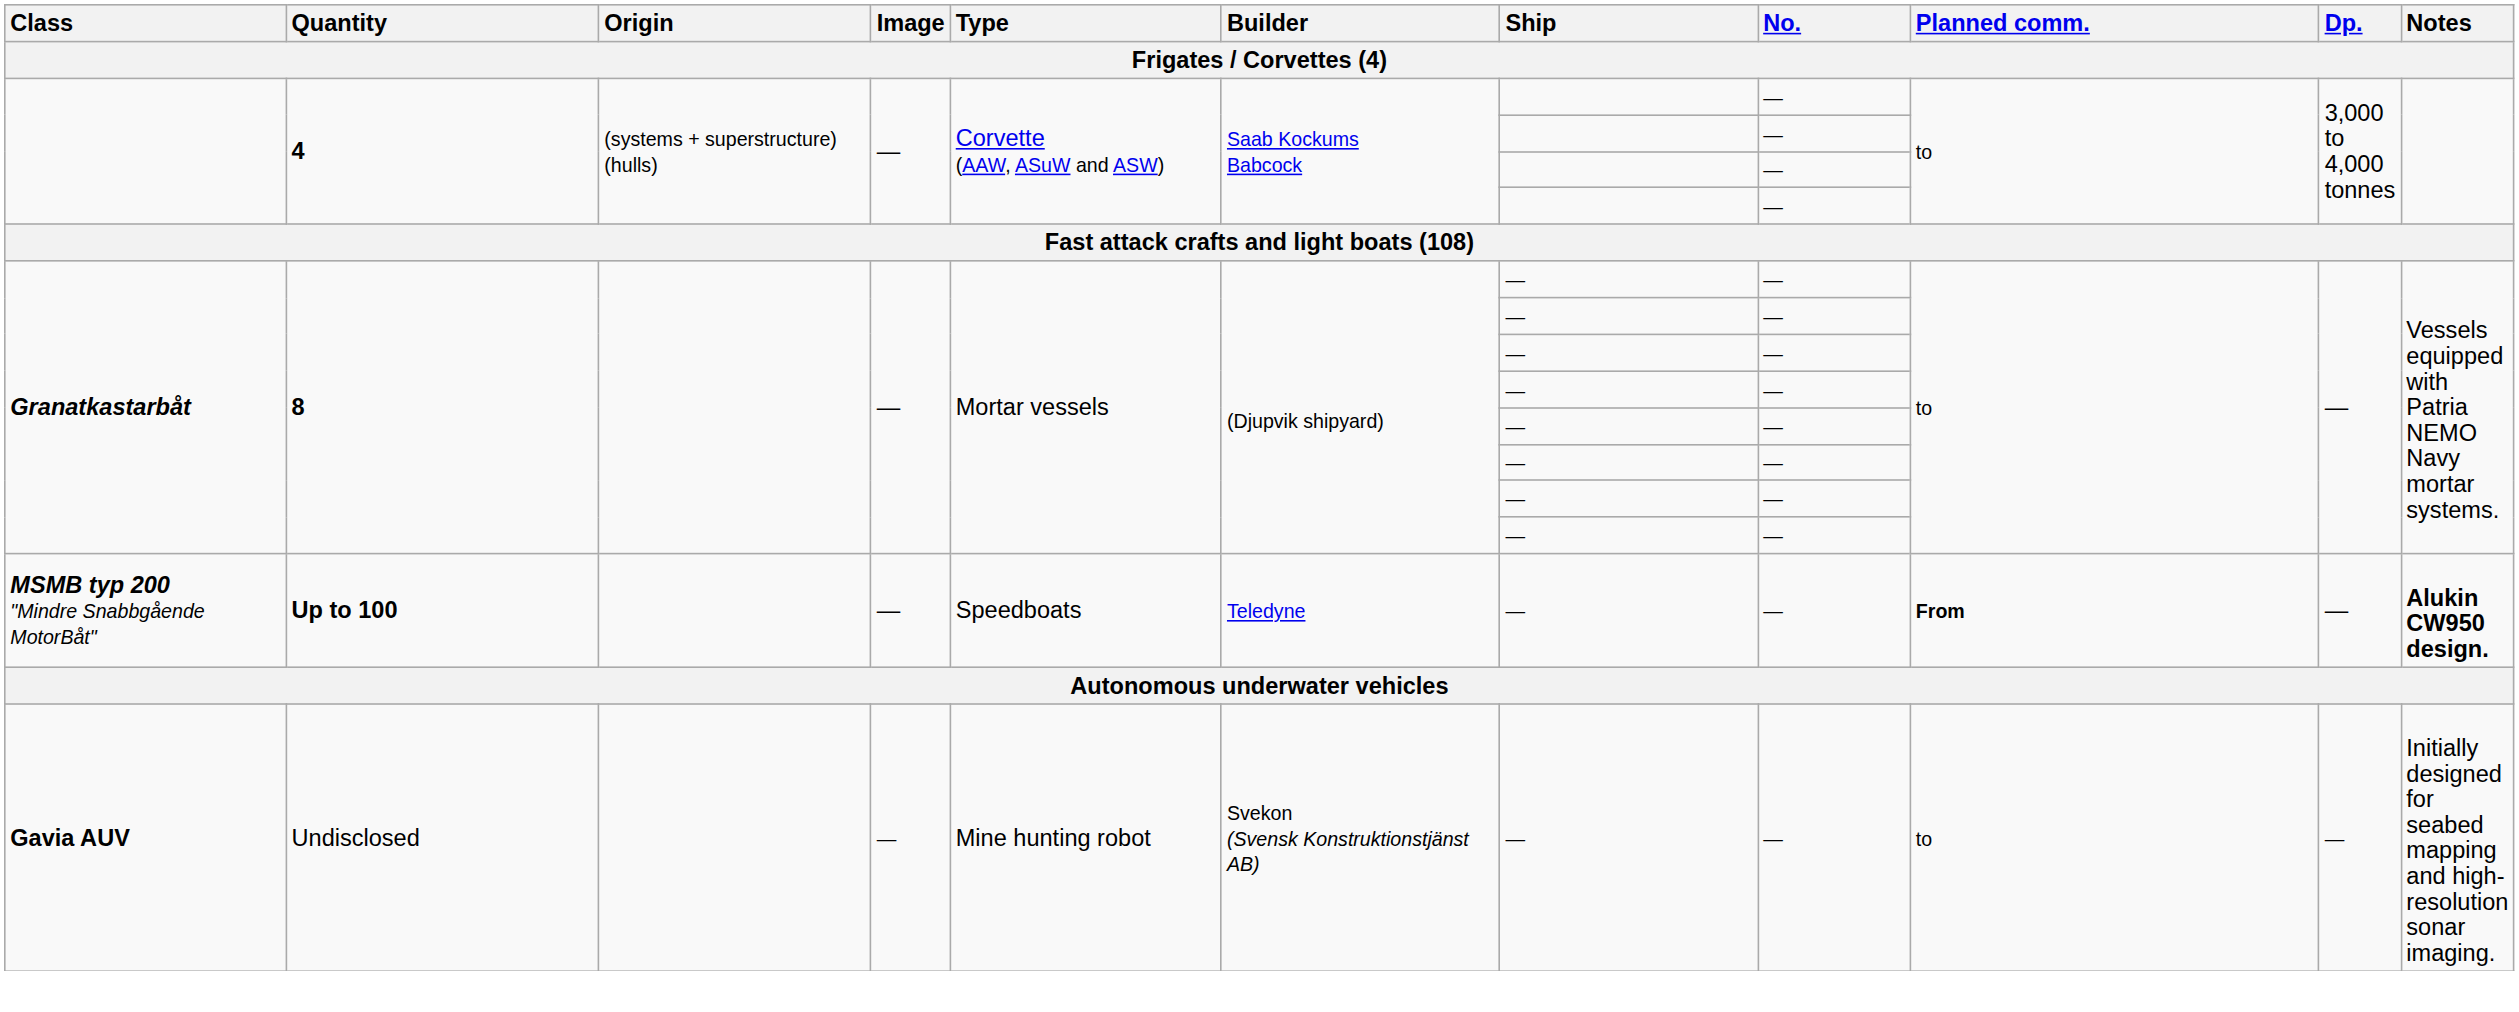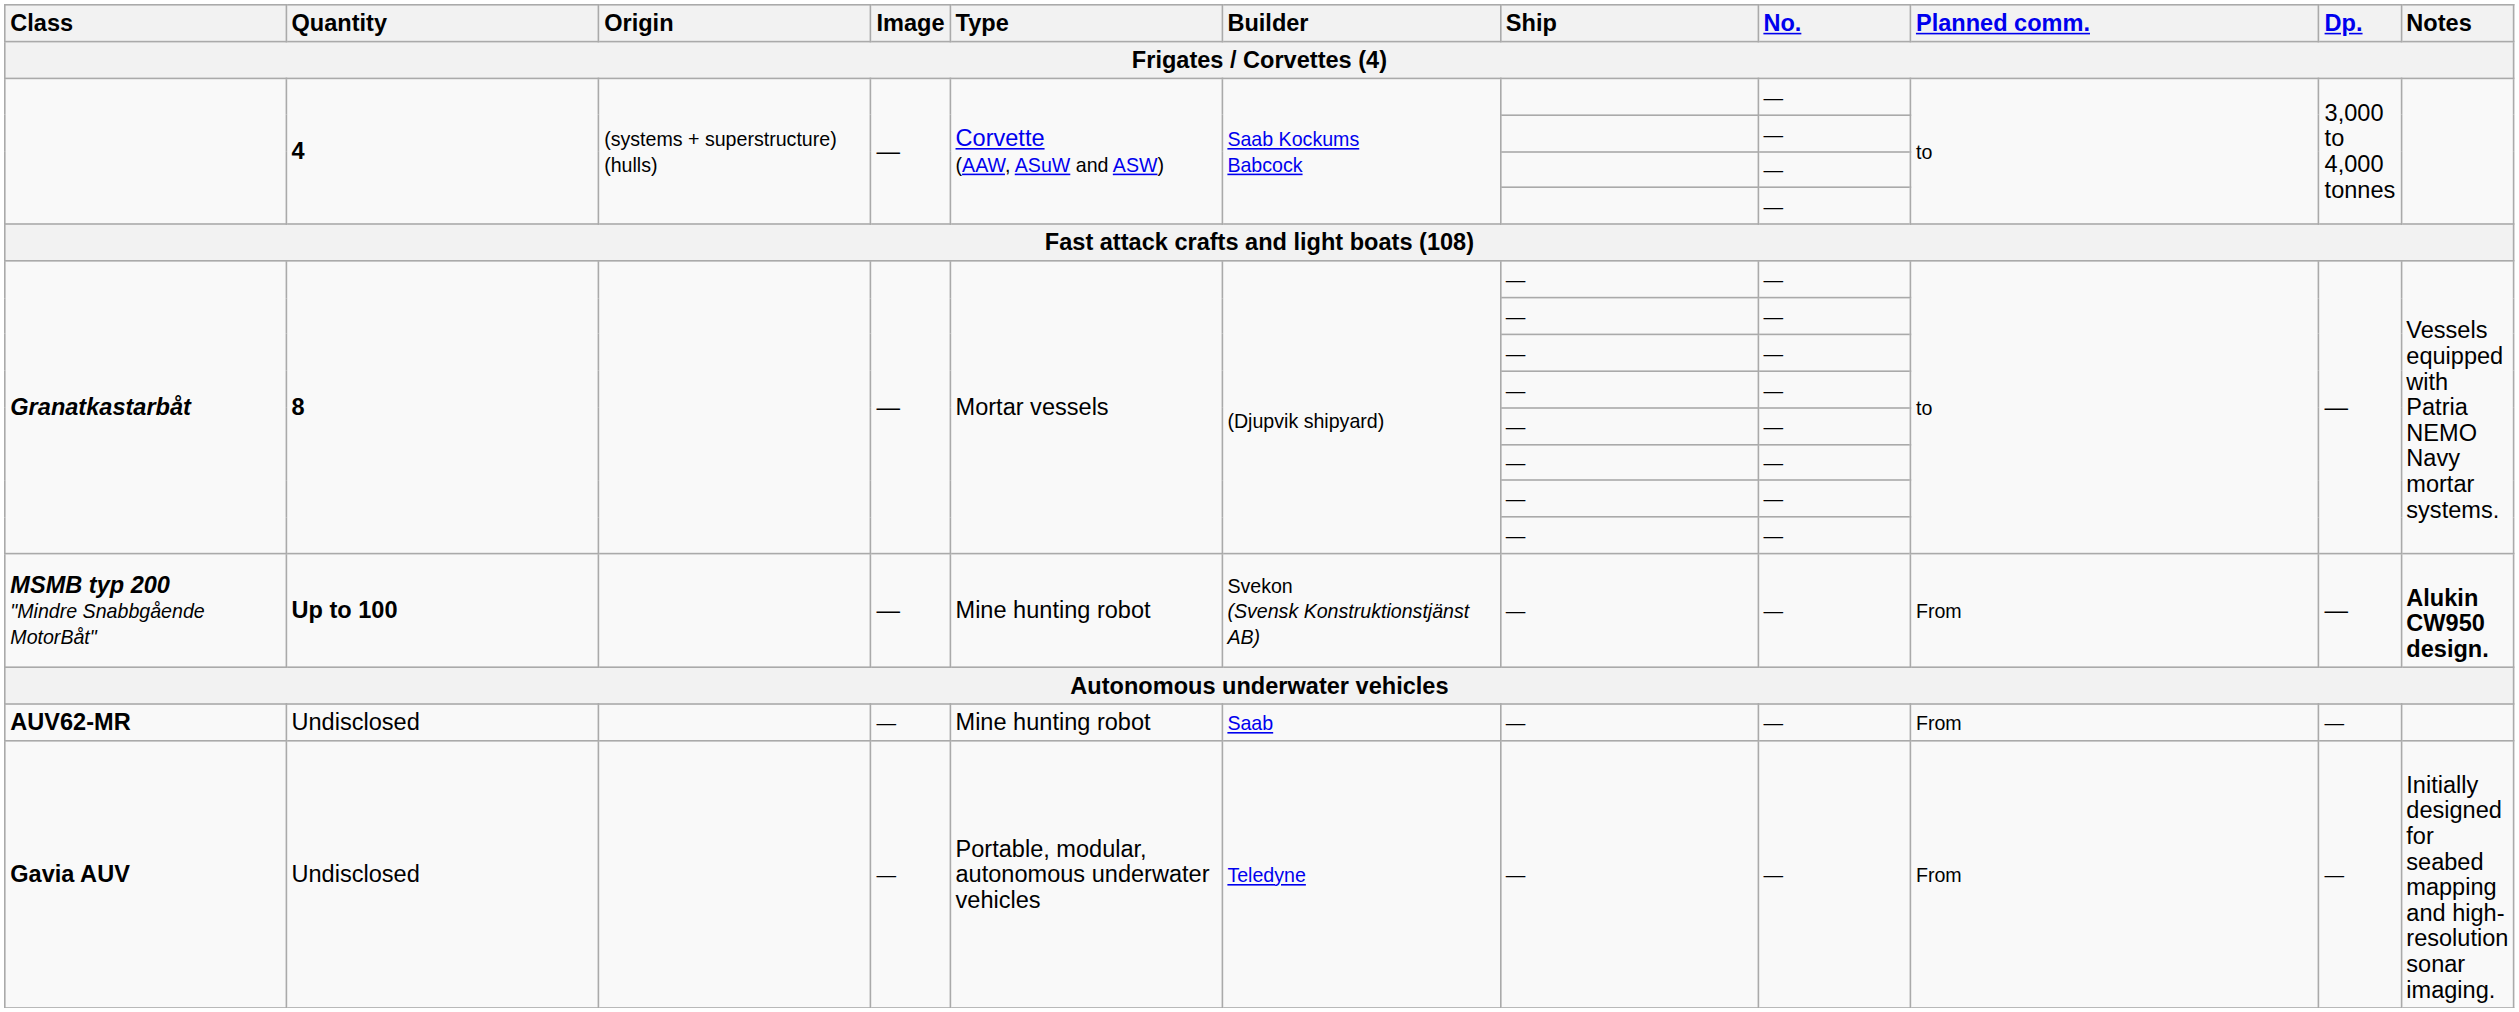(1019, 610) Speedboats -> (1053, 610) Mine hunting robot
(1266, 612) Teledyne -> (1348, 612) Svekon (Svensk Konstruktionstjänst AB)
(1940, 610) bold -> (1939, 612) normal
+ row: (71, 722)
(1053, 837) Mine hunting robot -> (1083, 874) Portable, modular, autonomous underwater vehicles
(1348, 839) Svekon (Svensk Konstruktionstjänst AB) -> (1267, 875) Teledyne
(1924, 839) to -> (1939, 875) From
